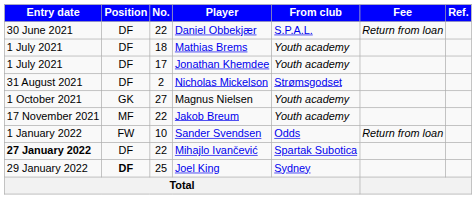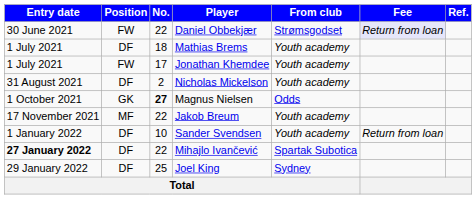(126, 30) DF -> (126, 30) FW
(294, 30) S.P.A.L. -> (308, 30) Strømsgodset
(403, 30) no background -> (403, 30) lavender background
(126, 64) DF -> (126, 64) FW
(308, 82) Strømsgodset -> (312, 82) Youth academy
(161, 99) normal -> (161, 99) bold
(312, 99) Youth academy -> (287, 99) Odds
(126, 133) FW -> (126, 133) DF
(287, 133) Odds -> (312, 133) Youth academy
(126, 168) bold -> (126, 168) normal
